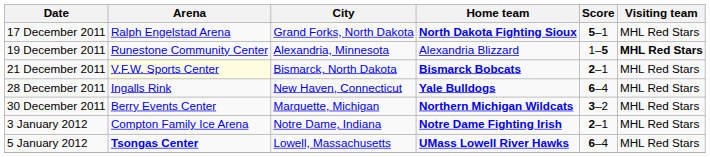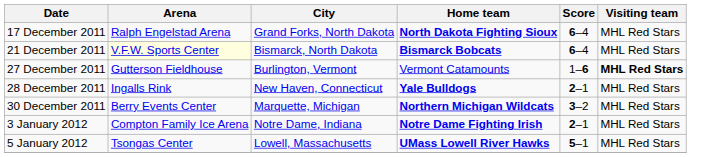(598, 32) 5–1 -> (579, 32) 6–4
- row: (56, 50)
(598, 69) 2–1 -> (579, 50) 6–4
+ row: (56, 69)
(598, 87) 6–4 -> (579, 87) 2–1
(155, 143) bold -> (152, 143) normal
(598, 143) 6–4 -> (579, 143) 5–1
